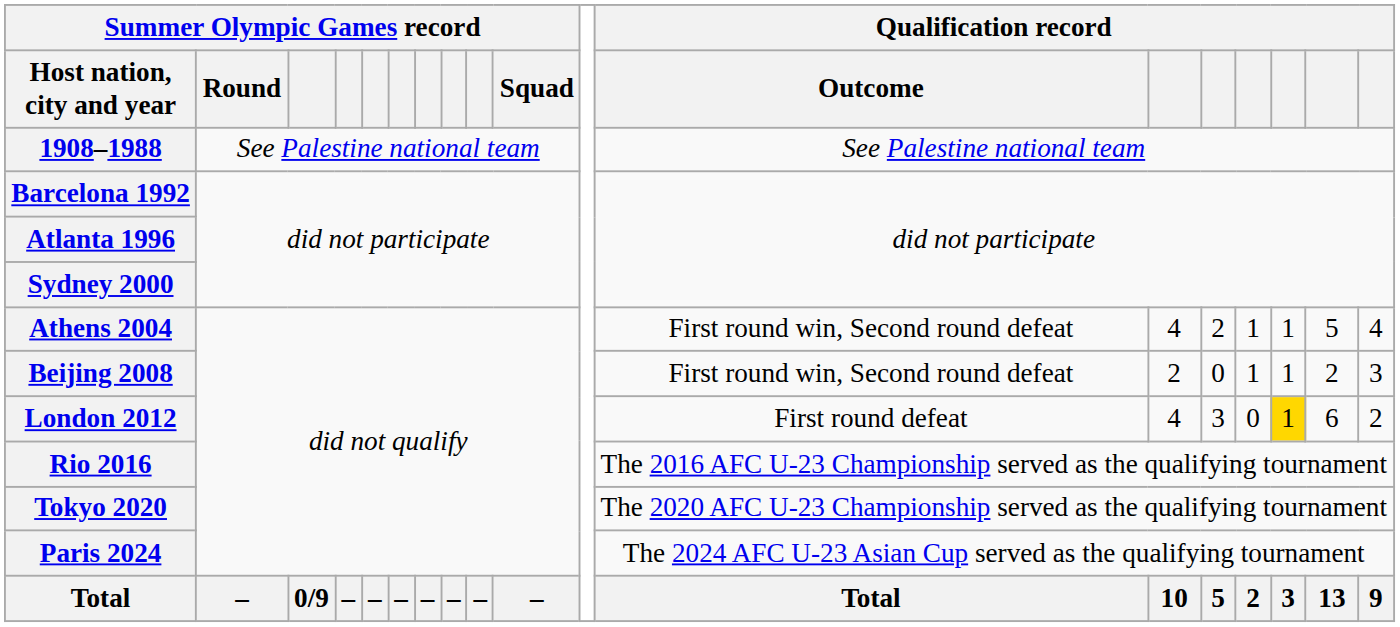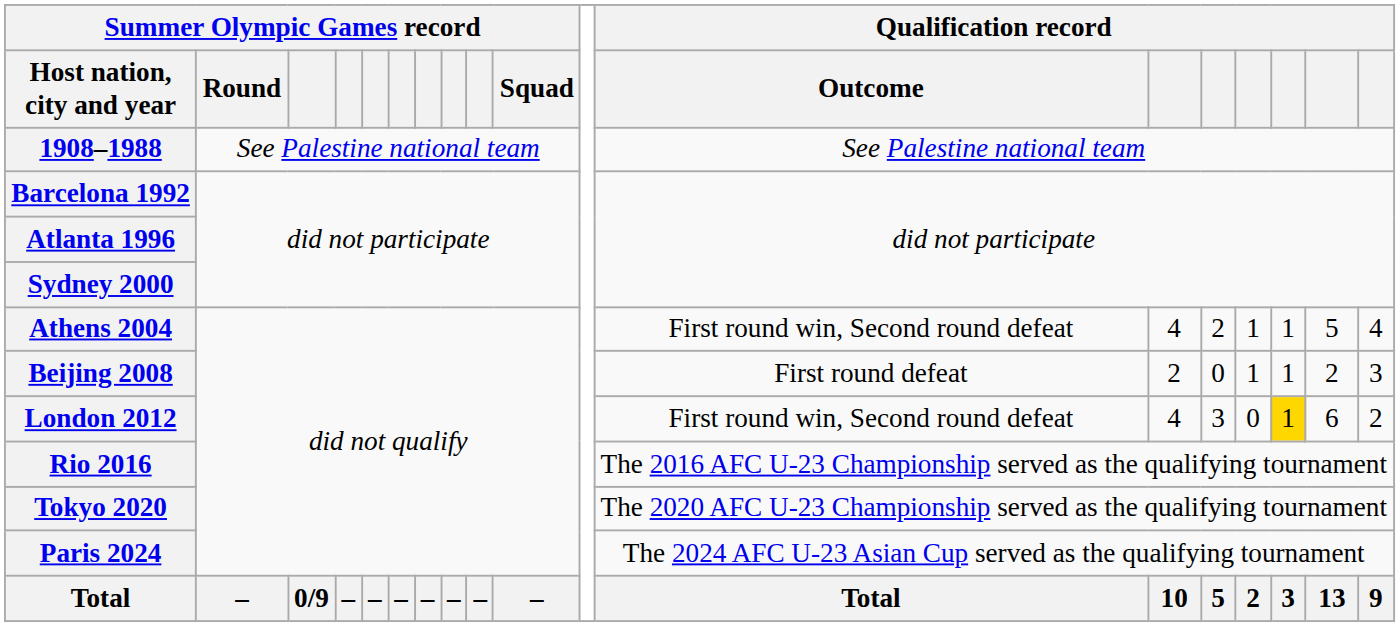(871, 373) First round win, Second round defeat -> (871, 373) First round defeat
(871, 418) First round defeat -> (871, 418) First round win, Second round defeat
